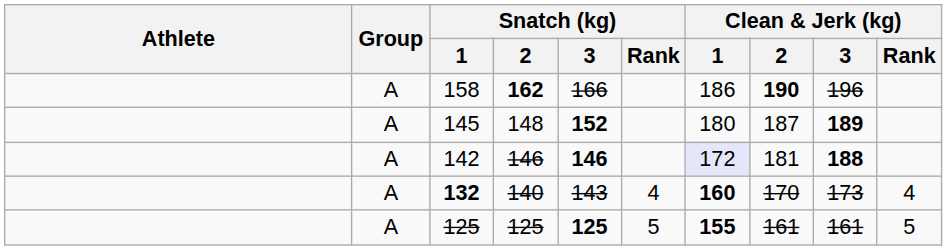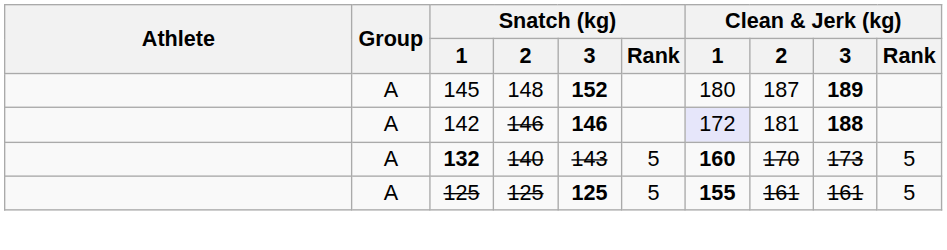- row: (462, 90)
(653, 192) 4 -> (653, 158) 5
(909, 192) 4 -> (909, 158) 5
